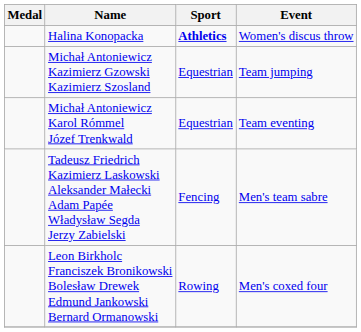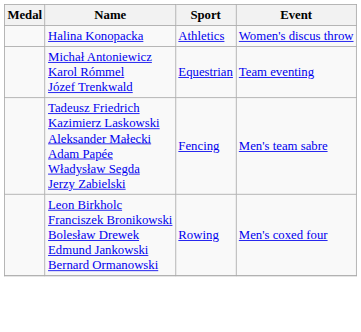(202, 36) bold -> (201, 36) normal
- row: (100, 72)
